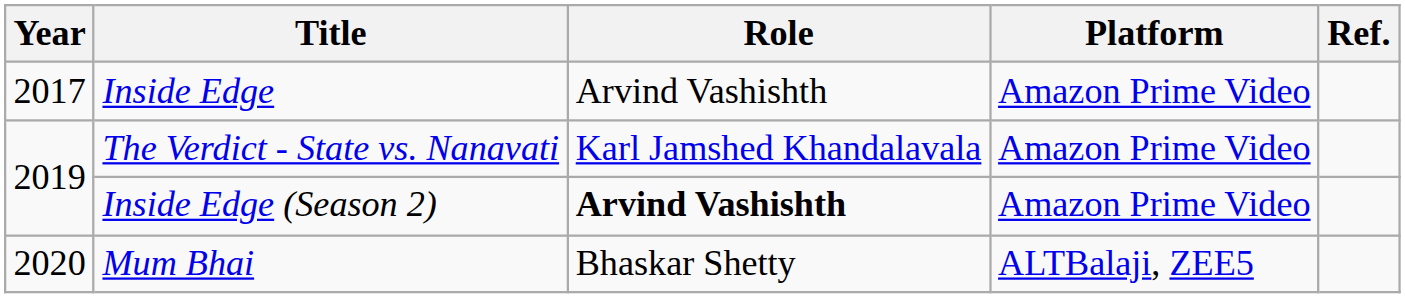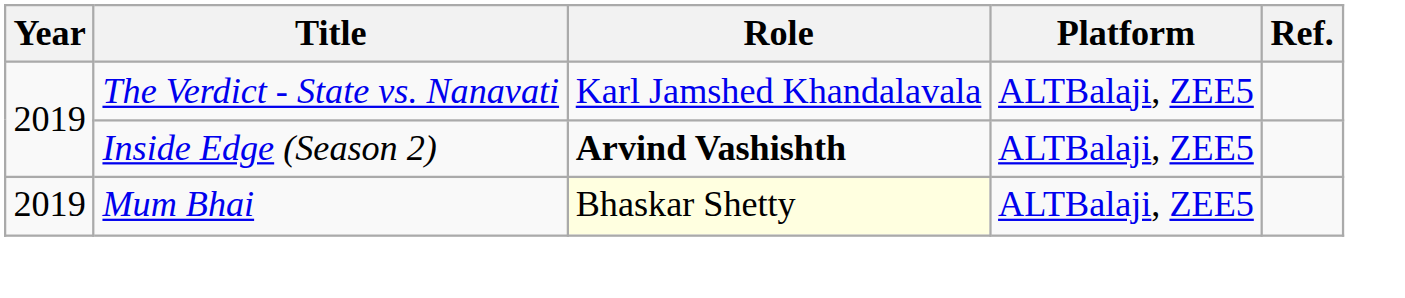- row: (188, 90)
(1154, 147) Amazon Prime Video -> (1126, 90) ALTBalaji, ZEE5
(1154, 205) Amazon Prime Video -> (1126, 147) ALTBalaji, ZEE5
(50, 262) 2020 -> (50, 205) 2019
(686, 262) no background -> (686, 205) lightyellow background
